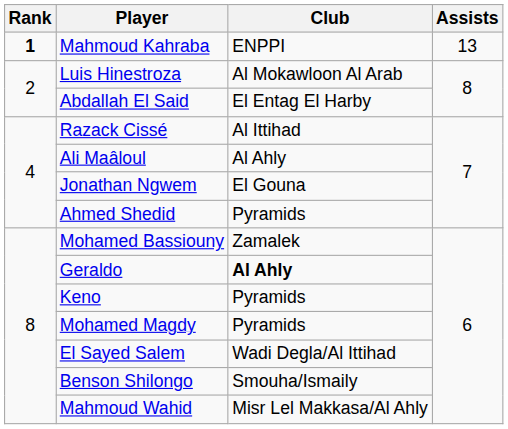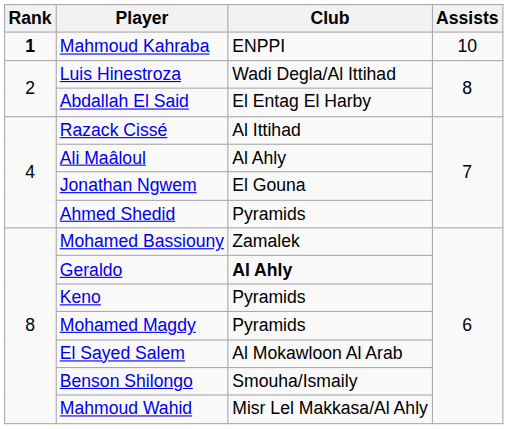(467, 46) 13 -> (467, 46) 10
(317, 74) Al Mokawloon Al Arab -> (314, 74) Wadi Degla/Al Ittihad
(314, 353) Wadi Degla/Al Ittihad -> (317, 353) Al Mokawloon Al Arab
